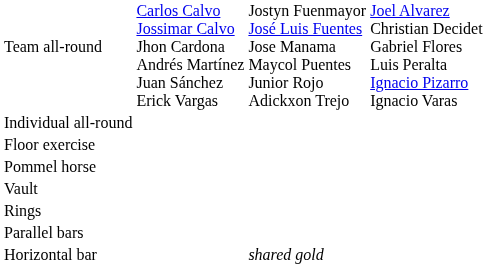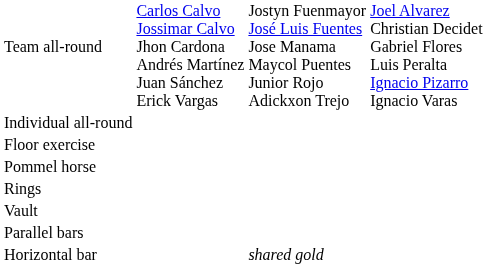rows swapped: (23, 210) <-> (21, 188)
